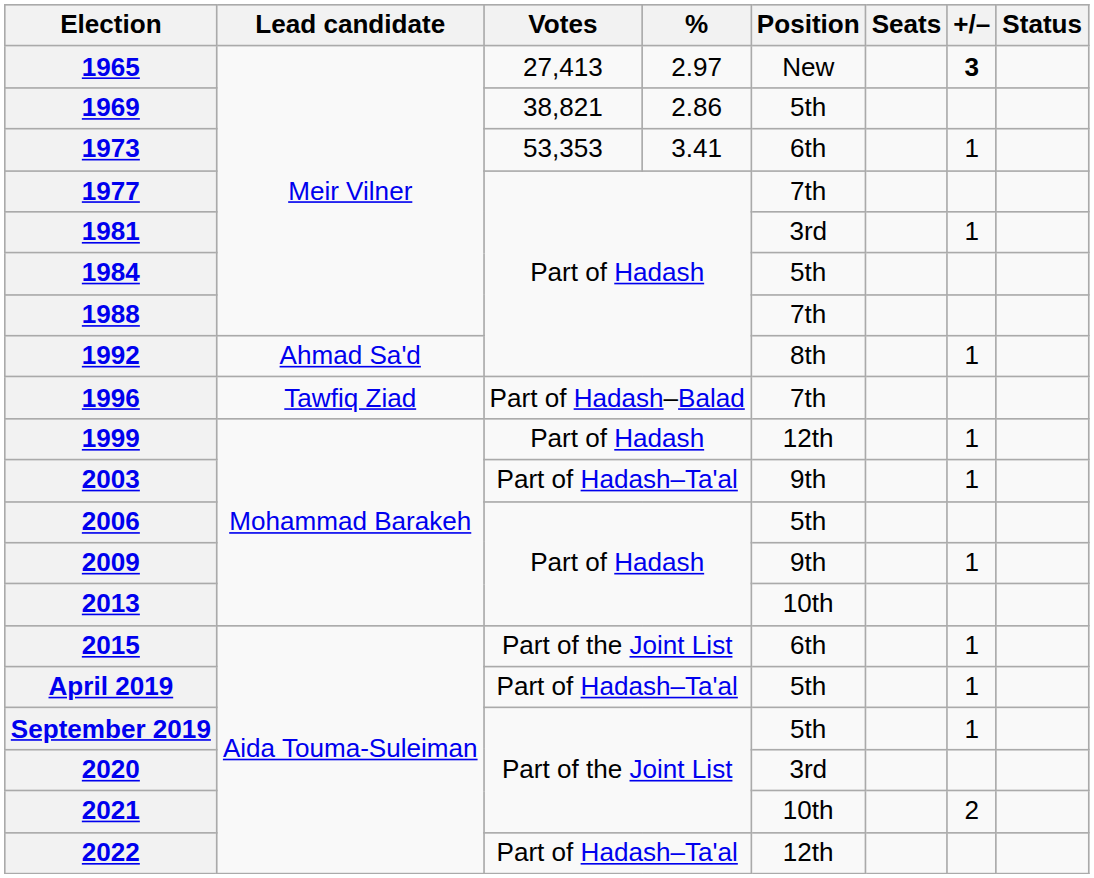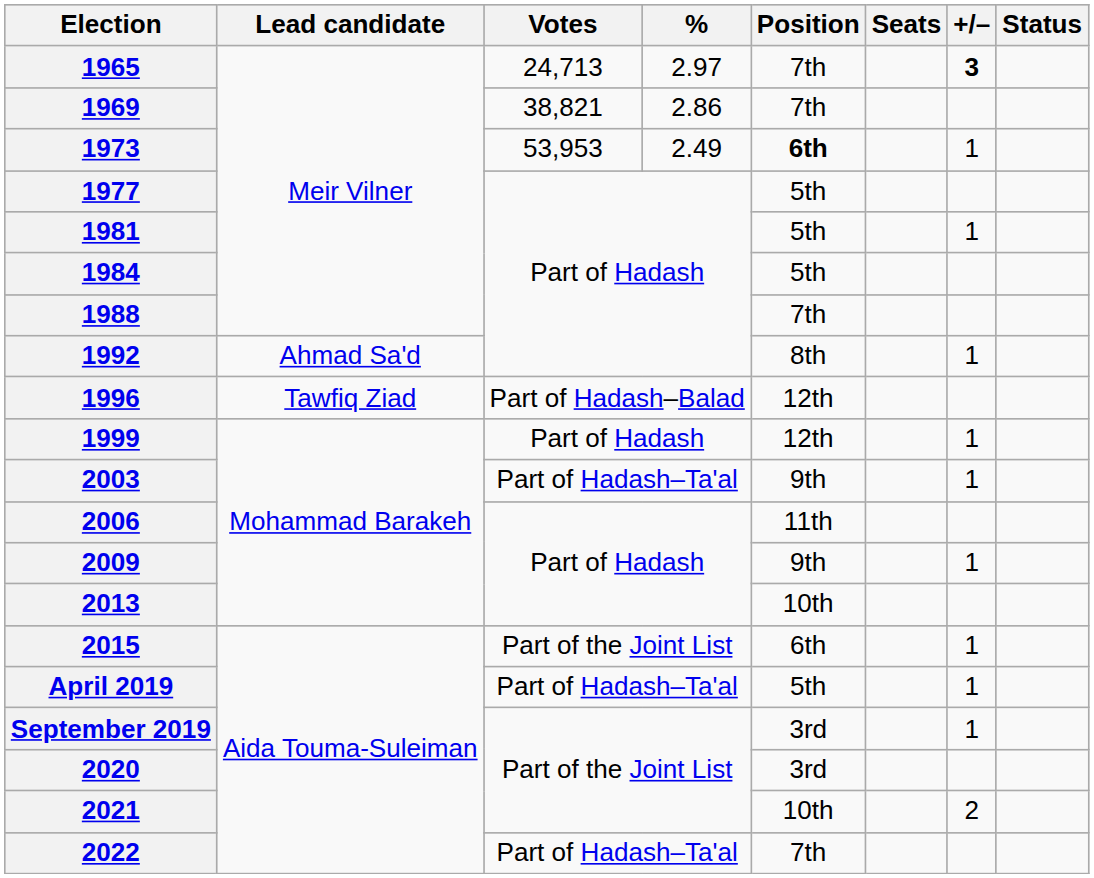(563, 66) 27,413 -> (563, 66) 24,713
(808, 66) New -> (808, 66) 7th
(808, 107) 5th -> (808, 107) 7th
(563, 149) 53,353 -> (563, 149) 53,953
(697, 149) 3.41 -> (697, 149) 2.49
(808, 149) normal -> (808, 149) bold
(808, 190) 7th -> (808, 190) 5th
(808, 231) 3rd -> (808, 231) 5th
(808, 397) 7th -> (808, 397) 12th
(808, 521) 5th -> (808, 521) 11th
(808, 728) 5th -> (808, 728) 3rd
(808, 852) 12th -> (808, 852) 7th
